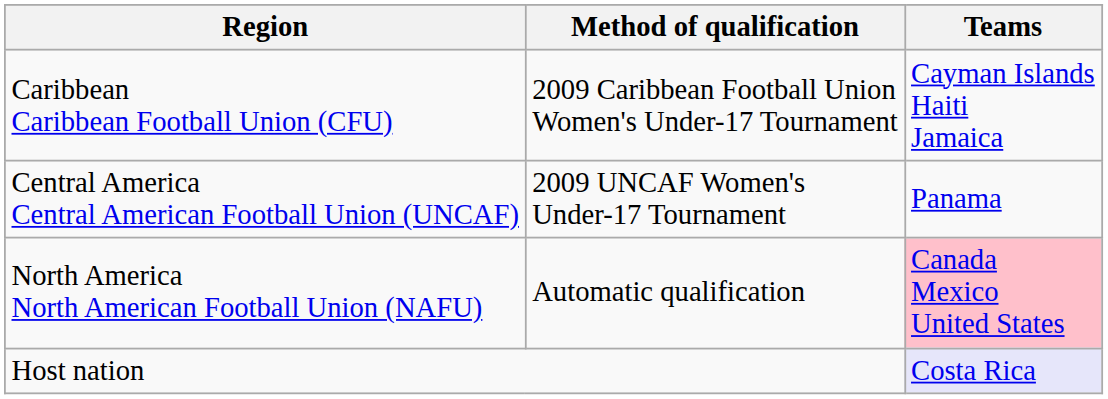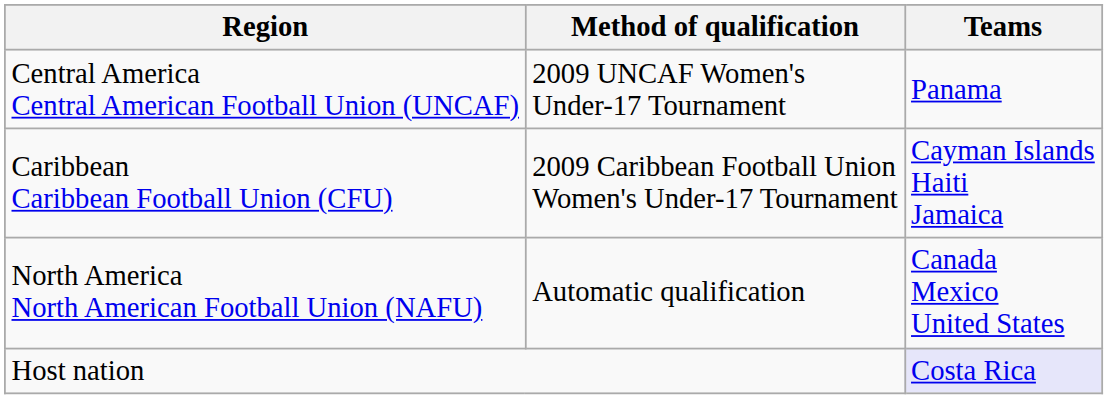rows swapped: (202, 104) <-> (265, 198)
(988, 292) pink background -> (988, 292) no background
